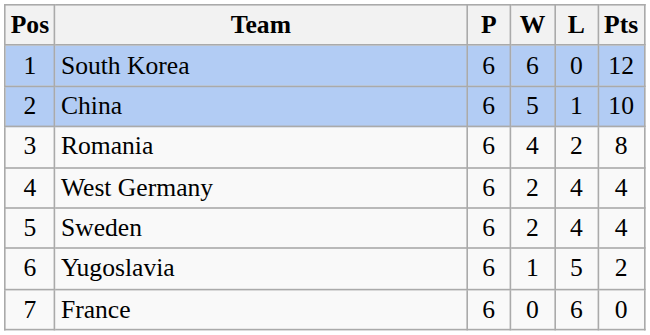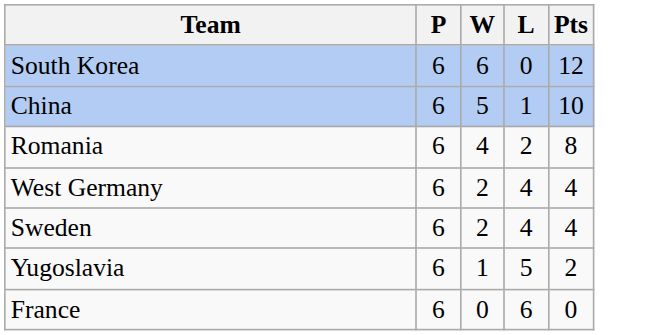- column: (30, 24)
